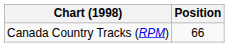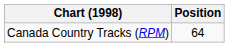(198, 32) 66 -> (198, 32) 64
